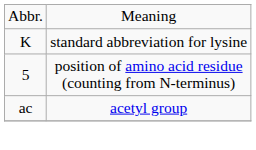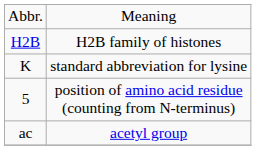+ row: (26, 41)
